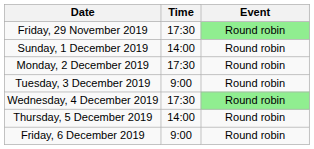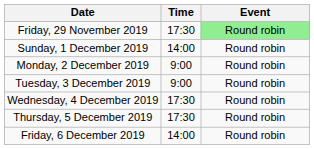(181, 65) 17:30 -> (181, 65) 9:00
(255, 100) lightgreen background -> (255, 100) no background
(181, 118) 14:00 -> (181, 118) 17:30
(181, 135) 9:00 -> (181, 135) 14:00
